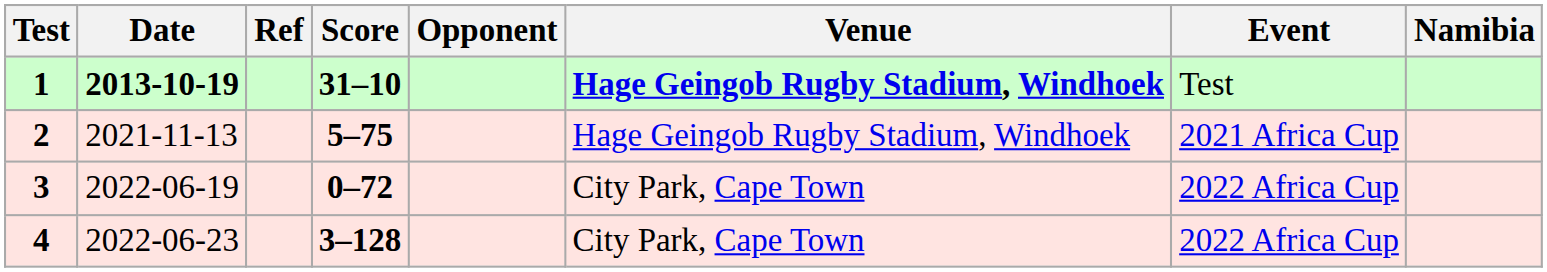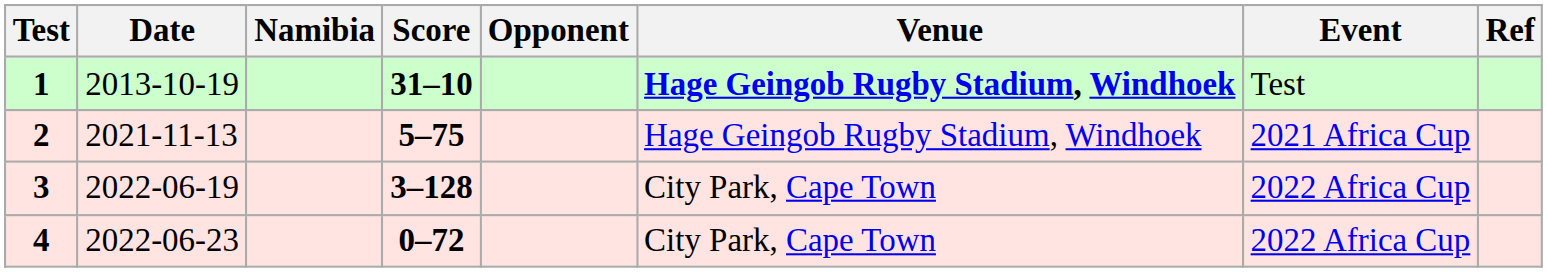columns swapped: (1475, 30) <-> (279, 30)
(162, 82) bold -> (162, 82) normal
(360, 187) 0–72 -> (431, 187) 3–128
(360, 239) 3–128 -> (431, 239) 0–72
